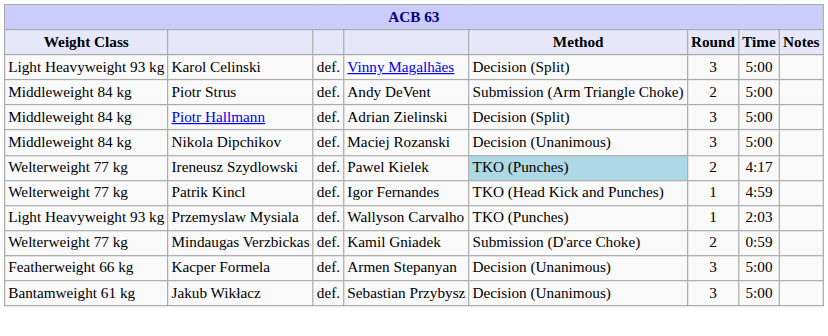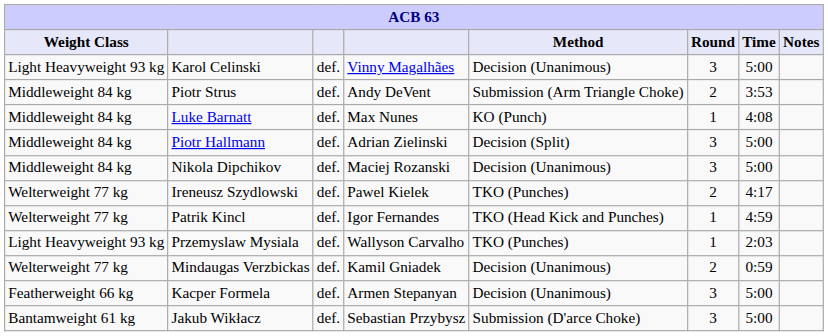(521, 67) Decision (Split) -> (542, 67) Decision (Unanimous)
(759, 92) 5:00 -> (759, 92) 3:53
+ row: (212, 117)
(521, 167) lightblue background -> (521, 192) no background
(556, 242) Submission (D'arce Choke) -> (542, 267) Decision (Unanimous)
(542, 292) Decision (Unanimous) -> (556, 318) Submission (D'arce Choke)
